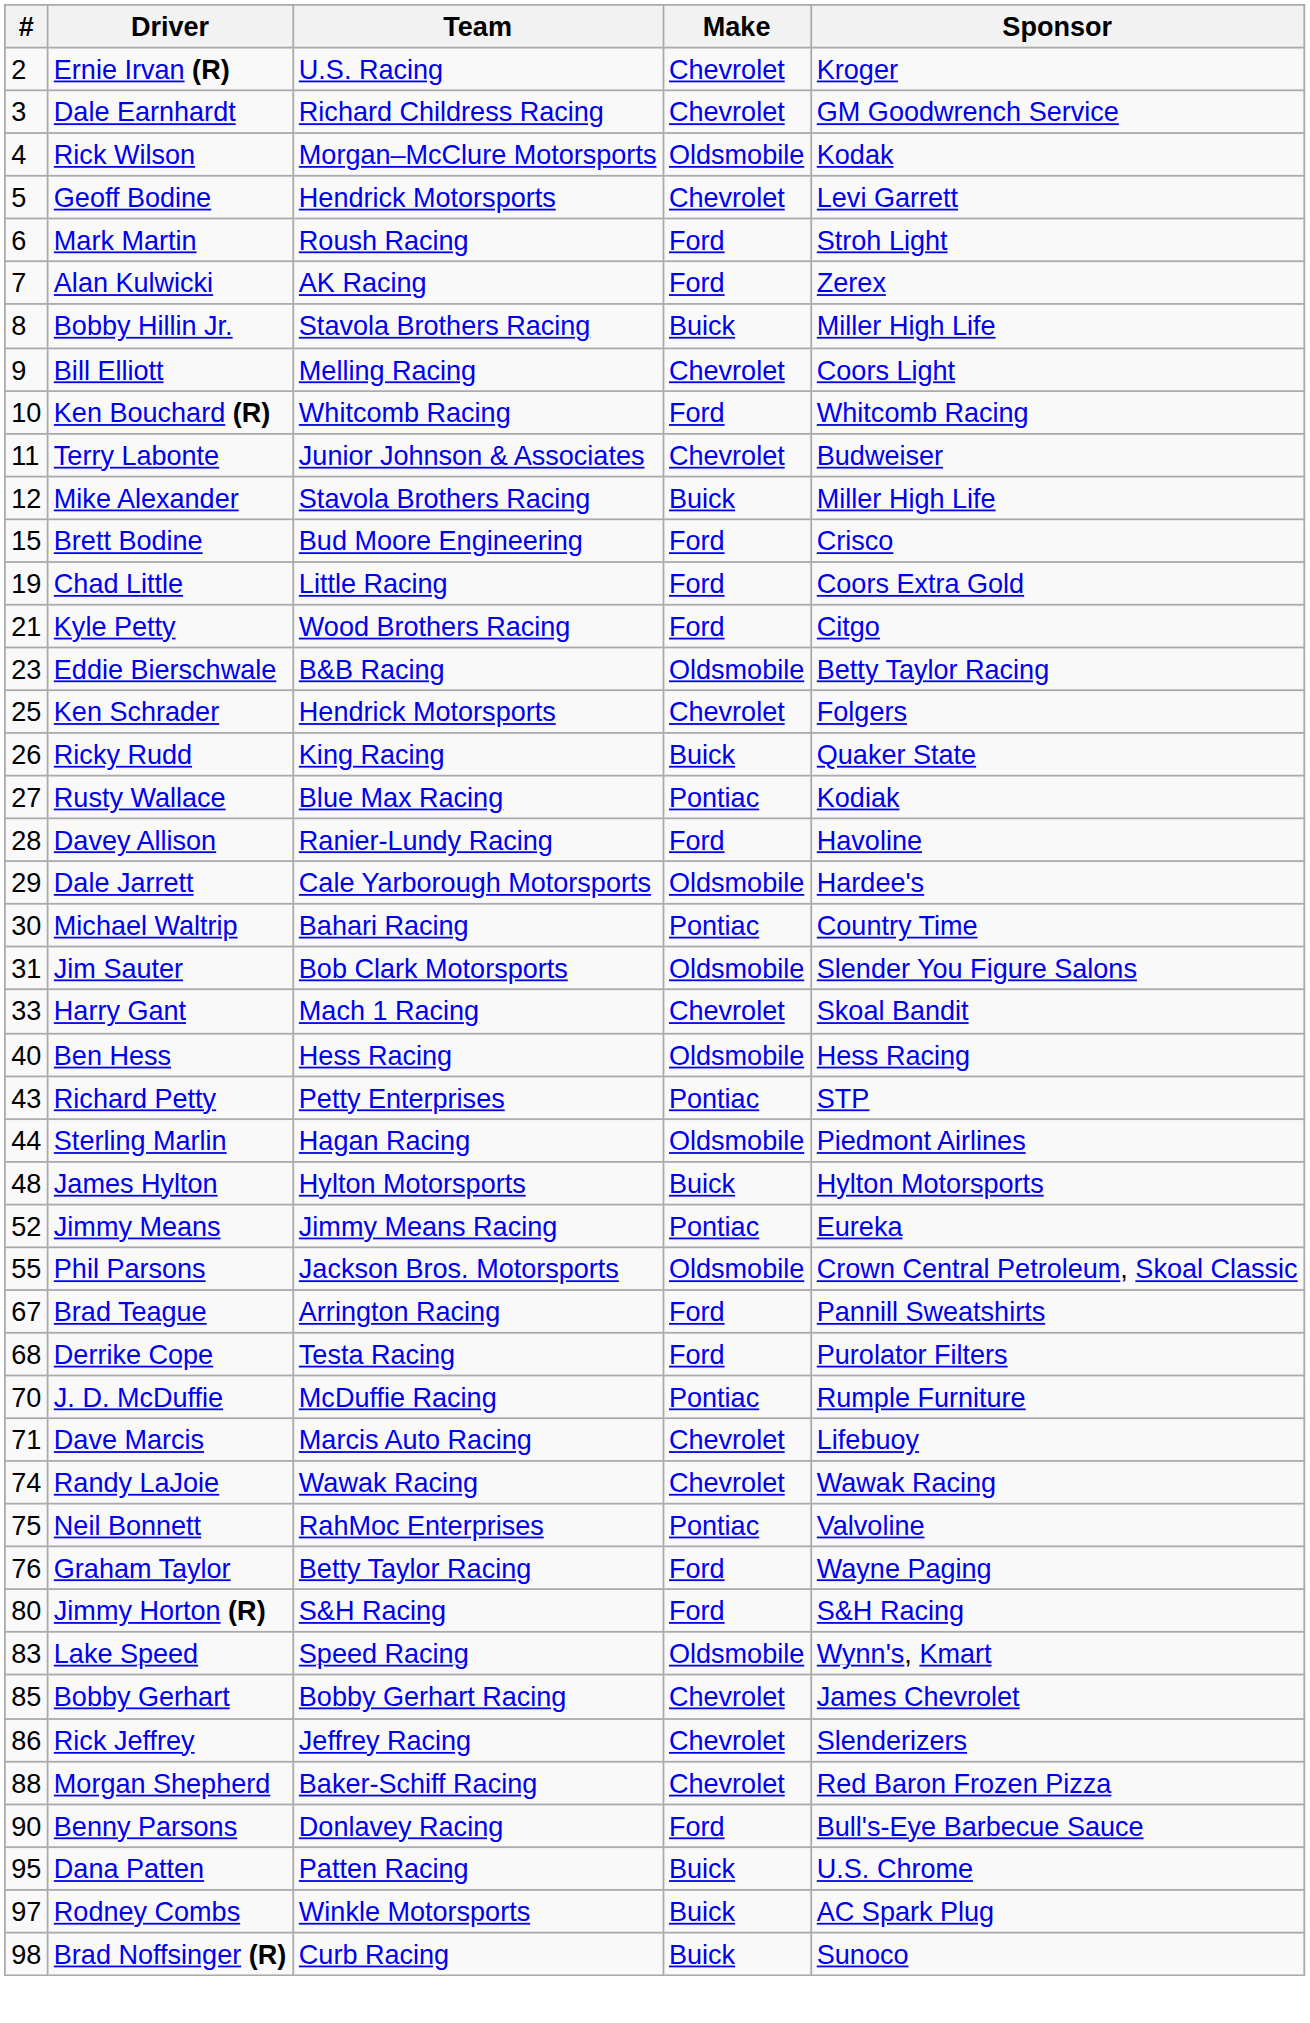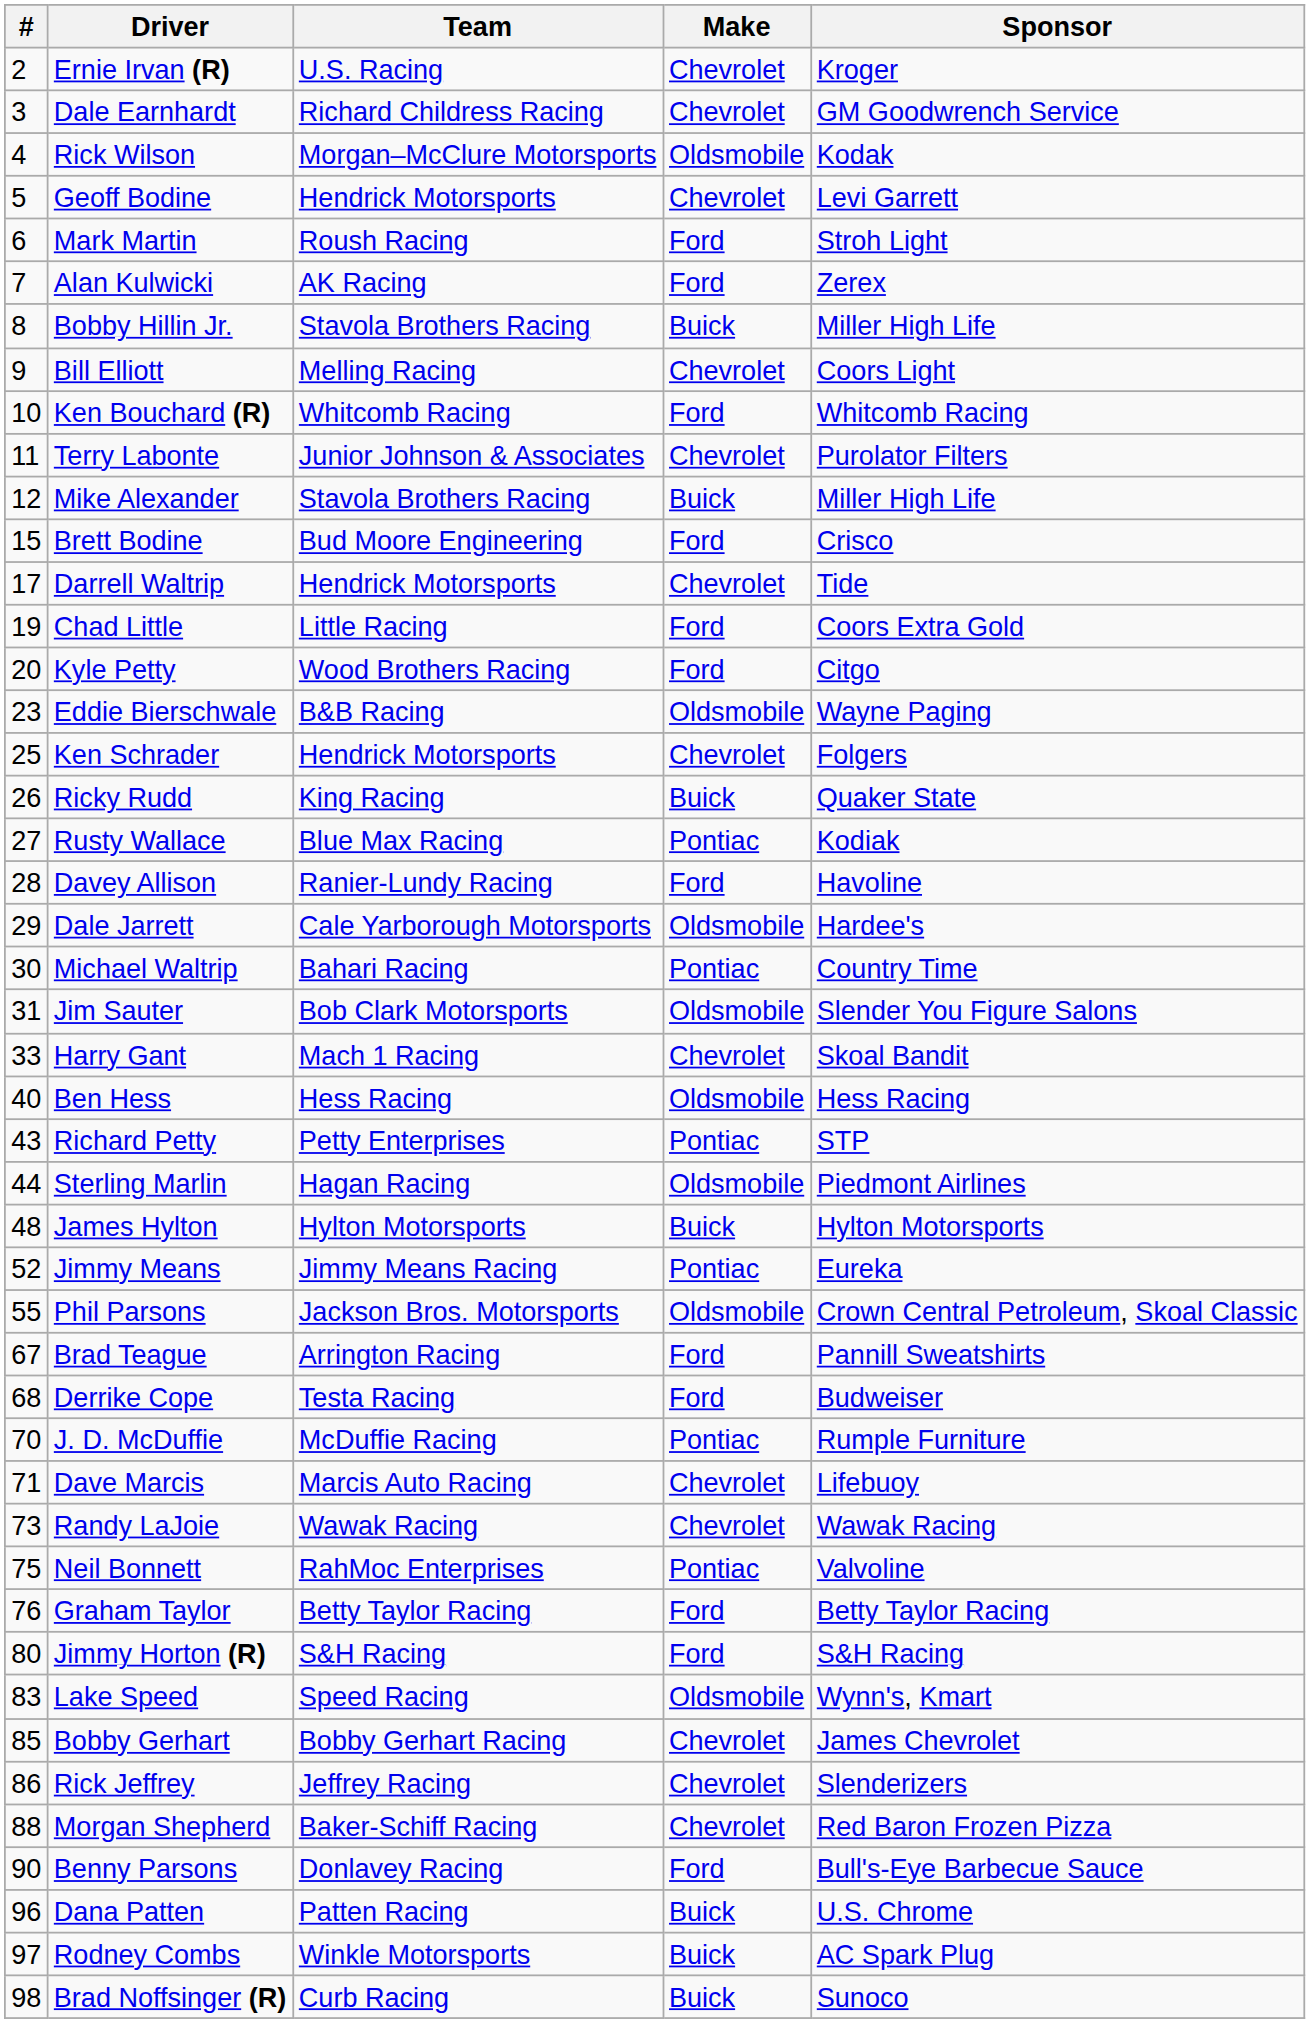(880, 455) Budweiser -> (912, 455) Purolator Filters
+ row: (139, 583)
(26, 626) 21 -> (26, 669) 20
(933, 669) Betty Taylor Racing -> (904, 712) Wayne Paging
(912, 1354) Purolator Filters -> (880, 1397) Budweiser
(26, 1483) 74 -> (26, 1526) 73
(904, 1568) Wayne Paging -> (933, 1611) Betty Taylor Racing
(26, 1868) 95 -> (26, 1911) 96
